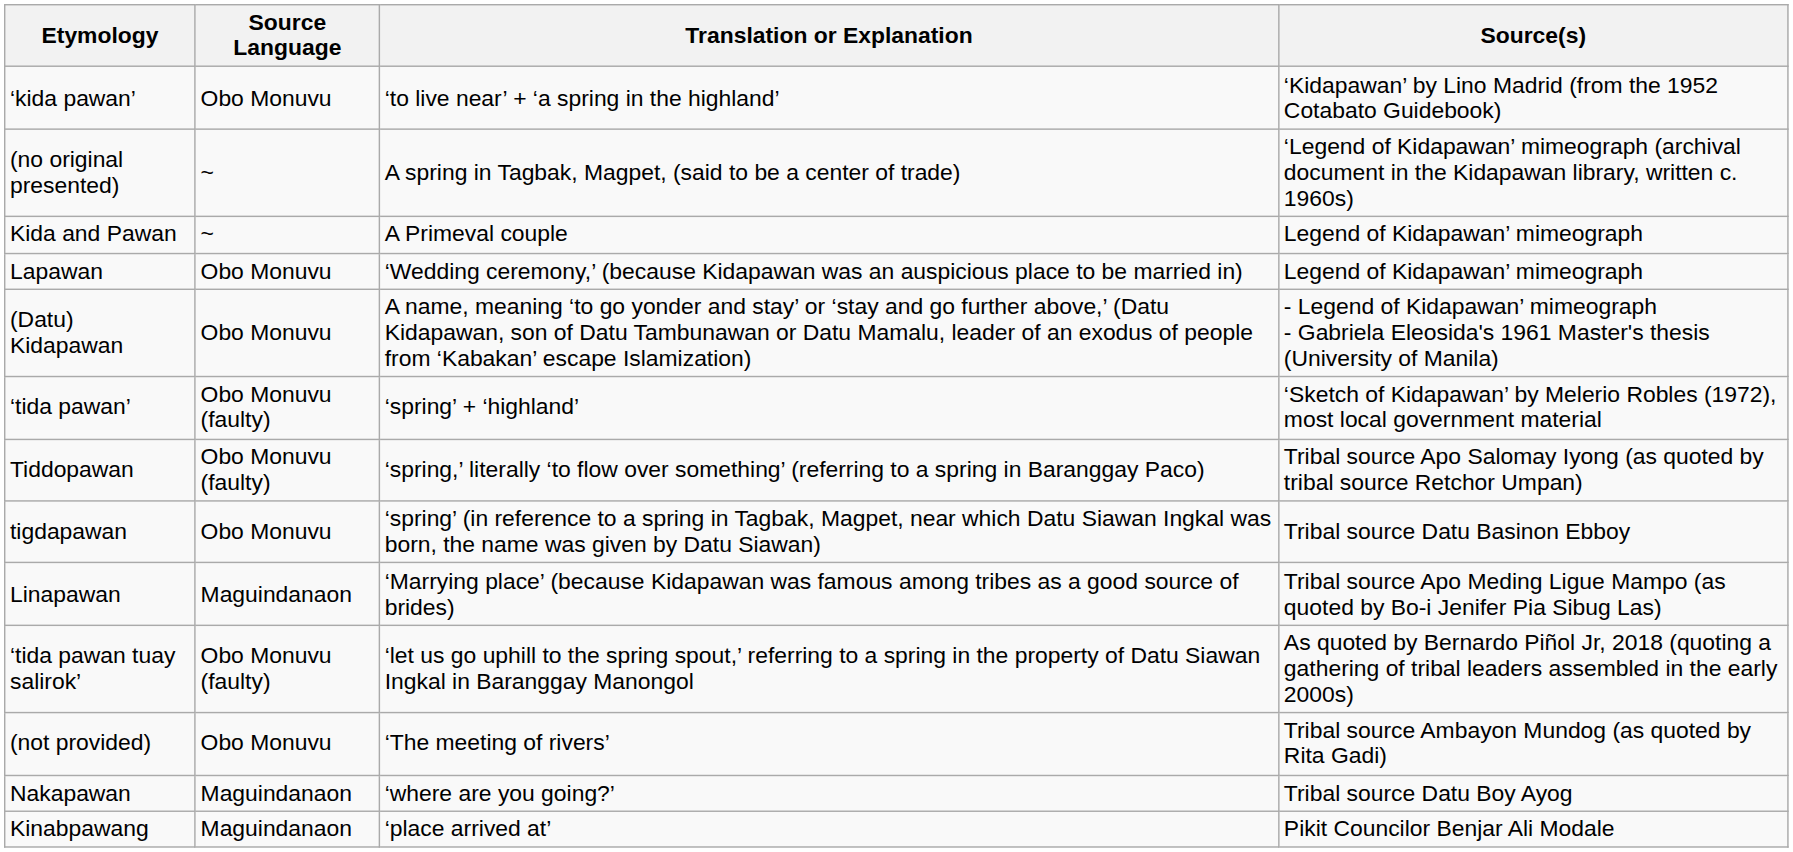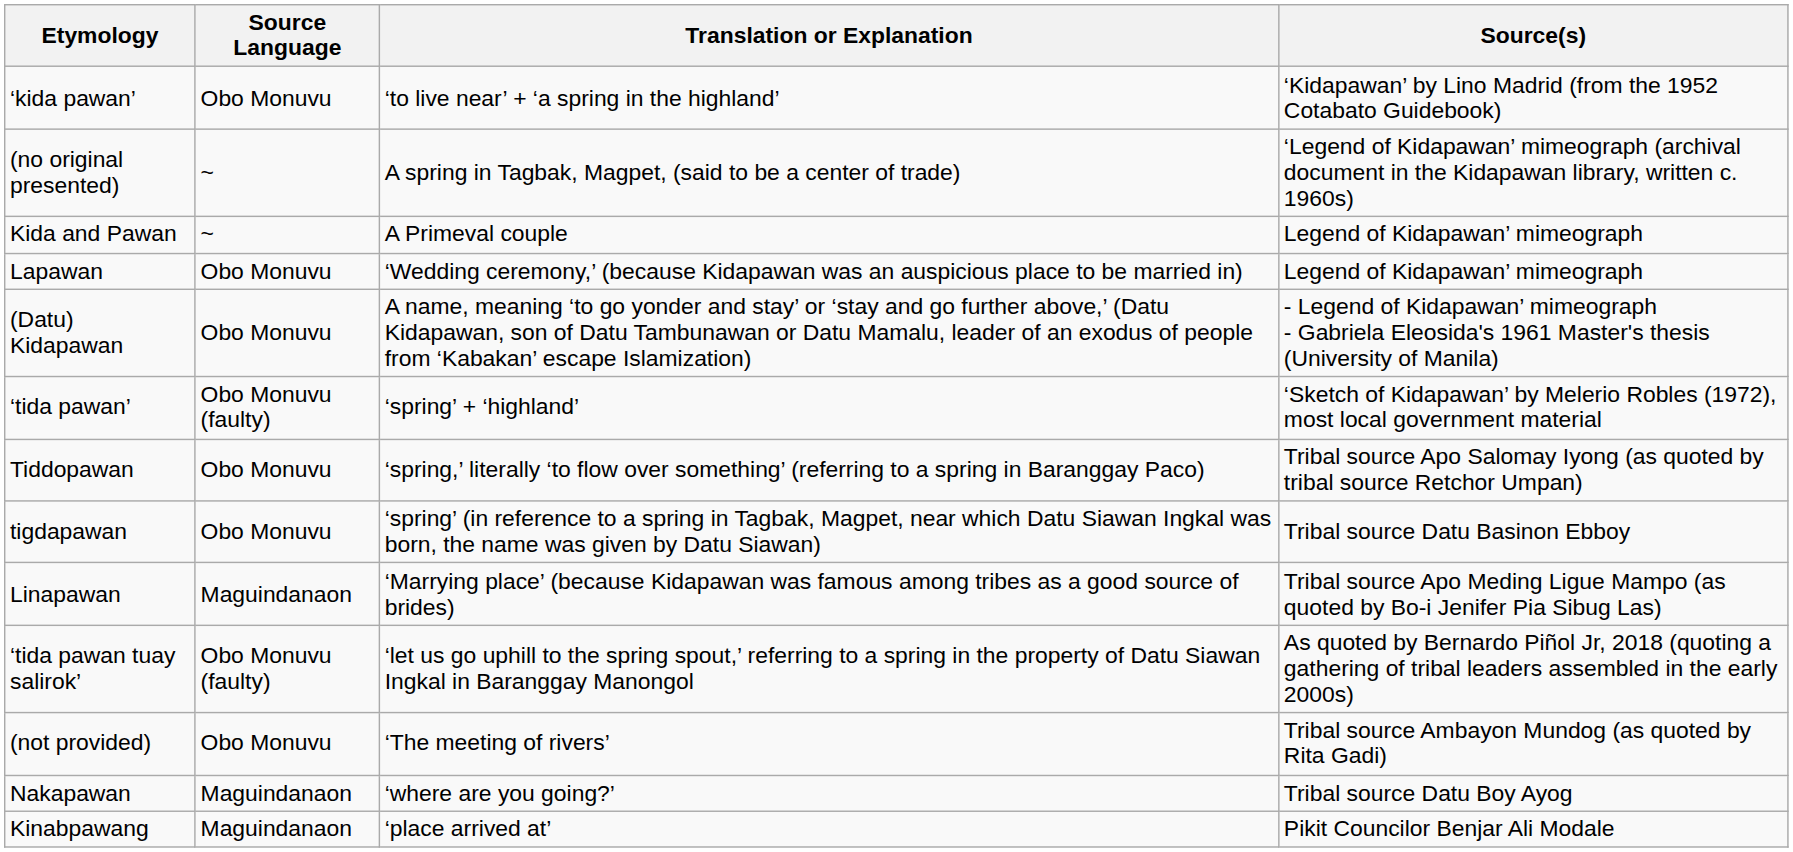(266, 469) Obo Monuvu (faulty) -> (266, 469) Obo Monuvu
